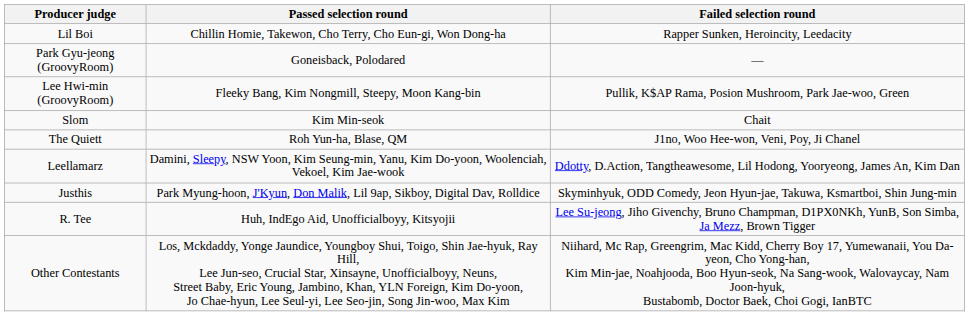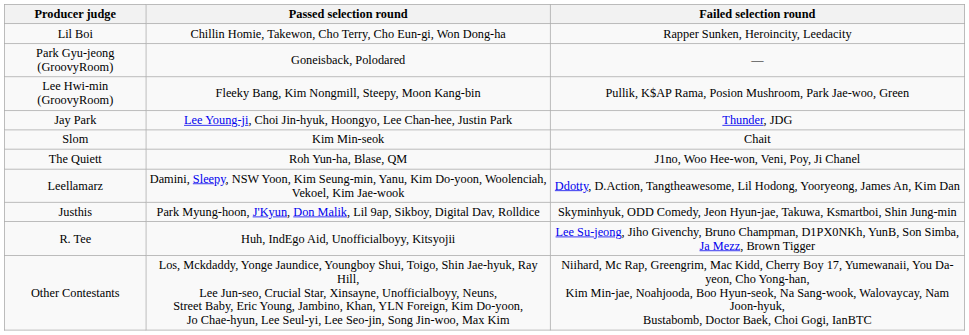+ row: (75, 120)
